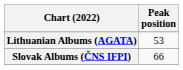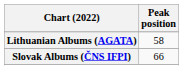(159, 40) 53 -> (159, 40) 58
